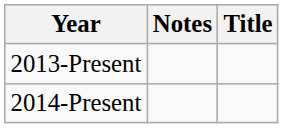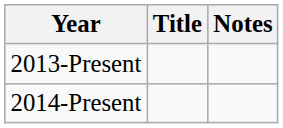columns swapped: (248, 24) <-> (182, 24)
